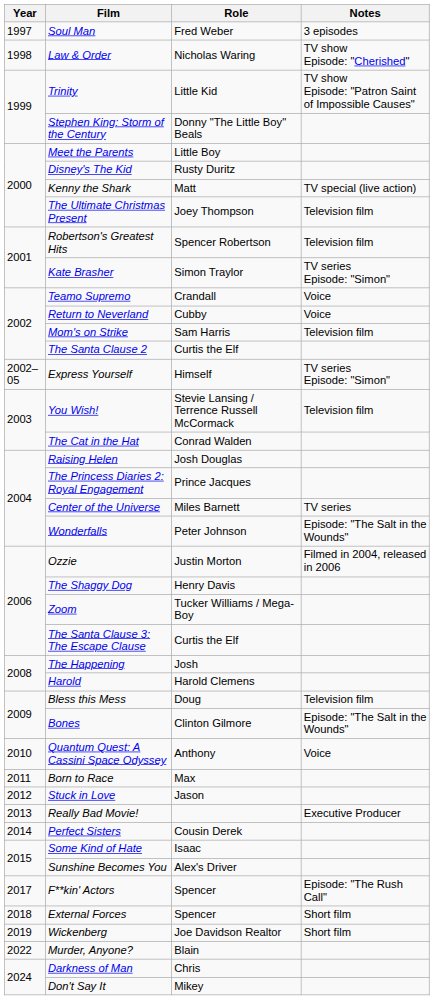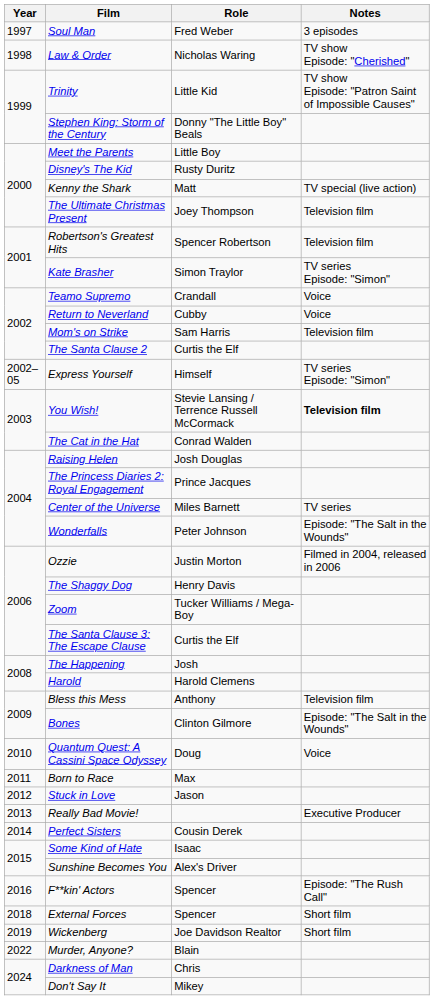(339, 410) normal -> (342, 410) bold
(188, 699) Doug -> (195, 699) Anthony
(195, 754) Anthony -> (188, 754) Doug
(19, 891) 2017 -> (19, 891) 2016
